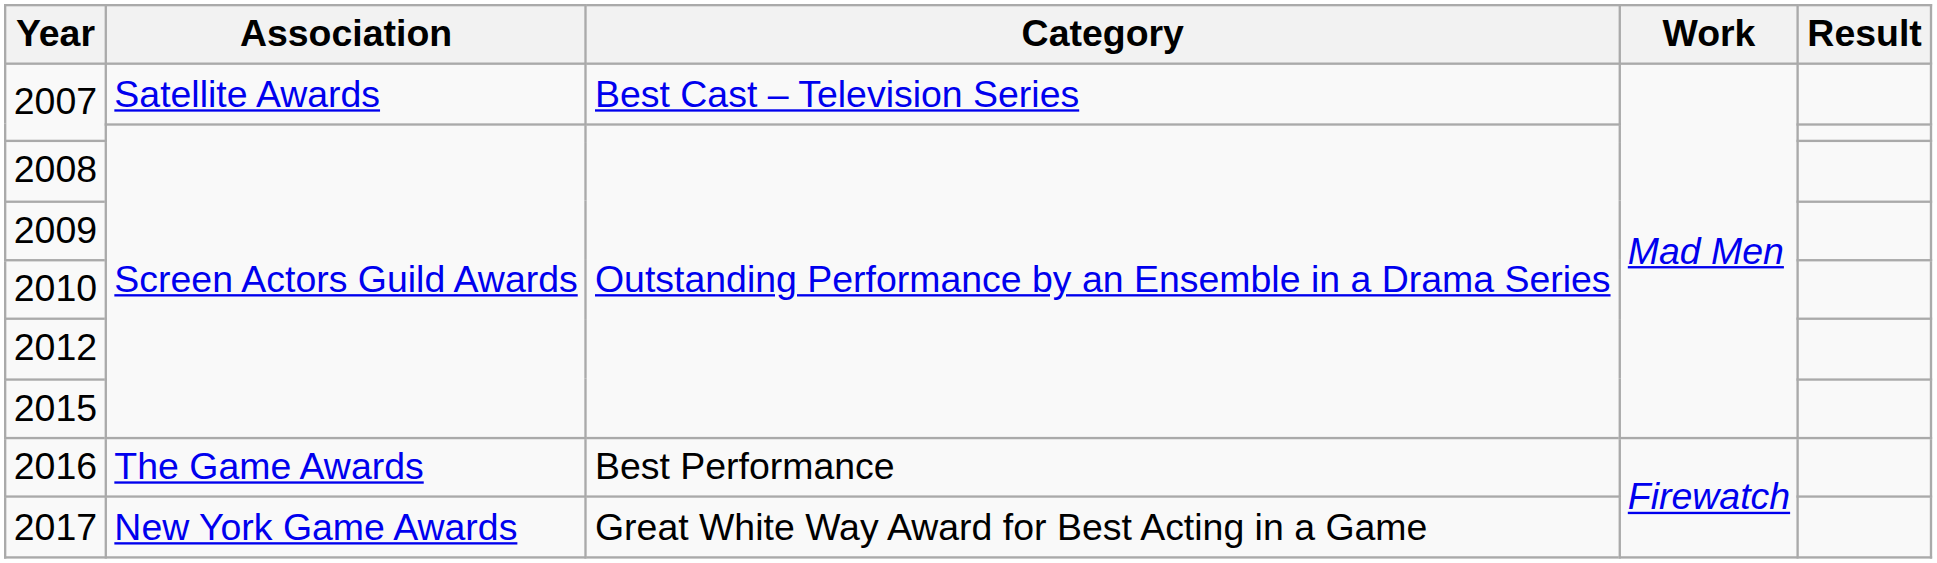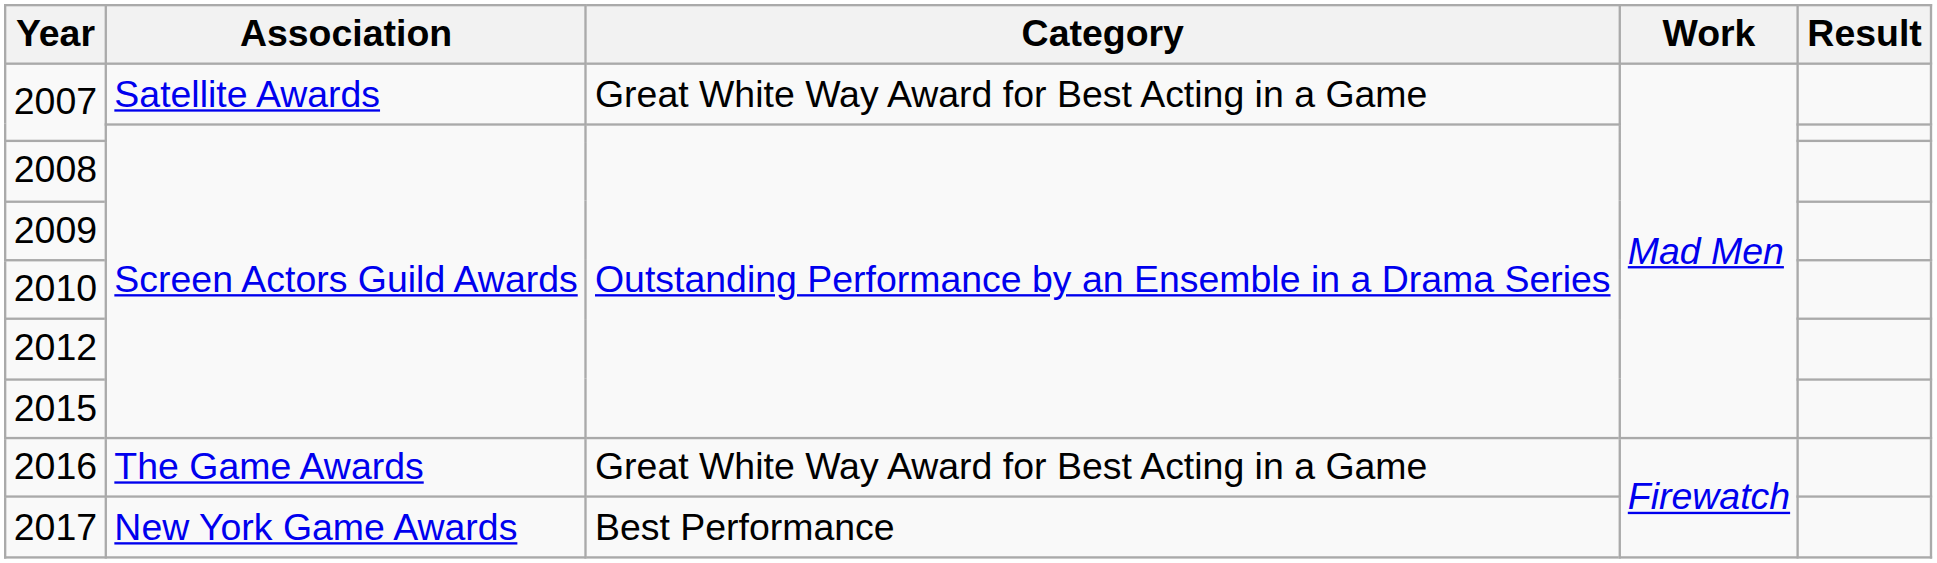(837, 93) Best Cast – Television Series -> (1011, 93) Great White Way Award for Best Acting in a Game
(745, 467) Best Performance -> (1011, 467) Great White Way Award for Best Acting in a Game
(1011, 526) Great White Way Award for Best Acting in a Game -> (745, 526) Best Performance
